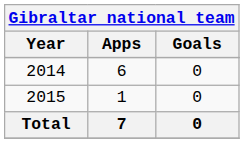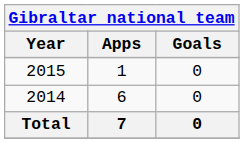rows swapped: (46, 71) <-> (46, 98)
